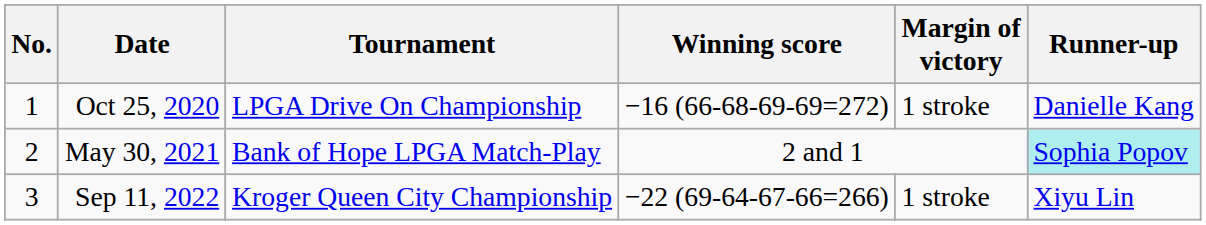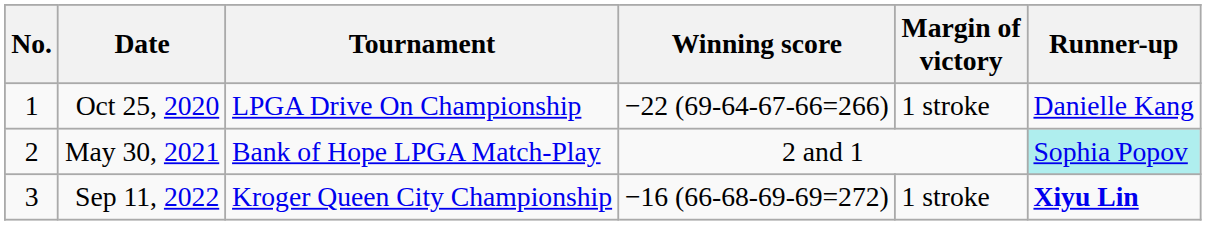(757, 105) −16 (66-68-69-69=272) -> (757, 105) −22 (69-64-67-66=266)
(757, 197) −22 (69-64-67-66=266) -> (757, 197) −16 (66-68-69-69=272)
(1084, 197) normal -> (1086, 197) bold
